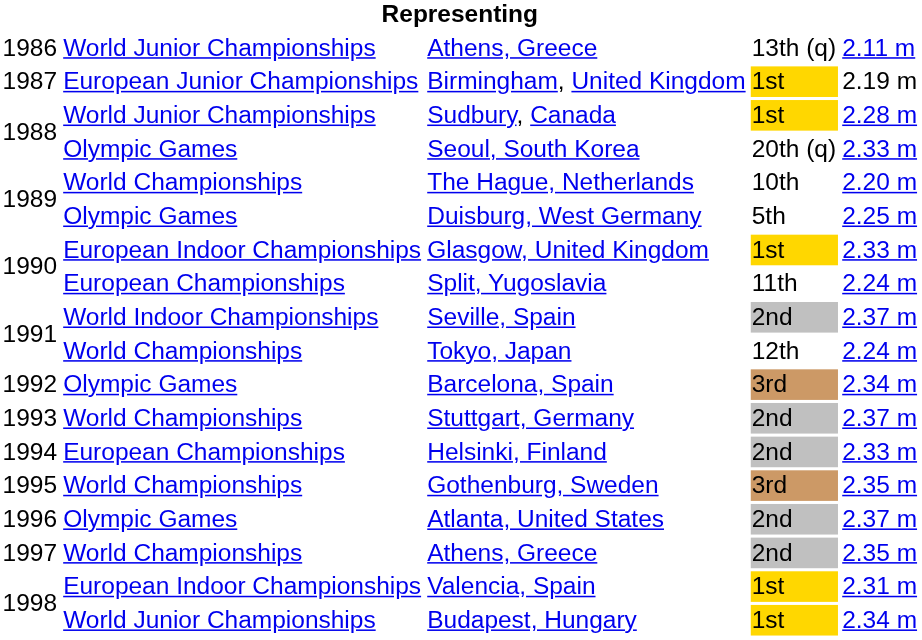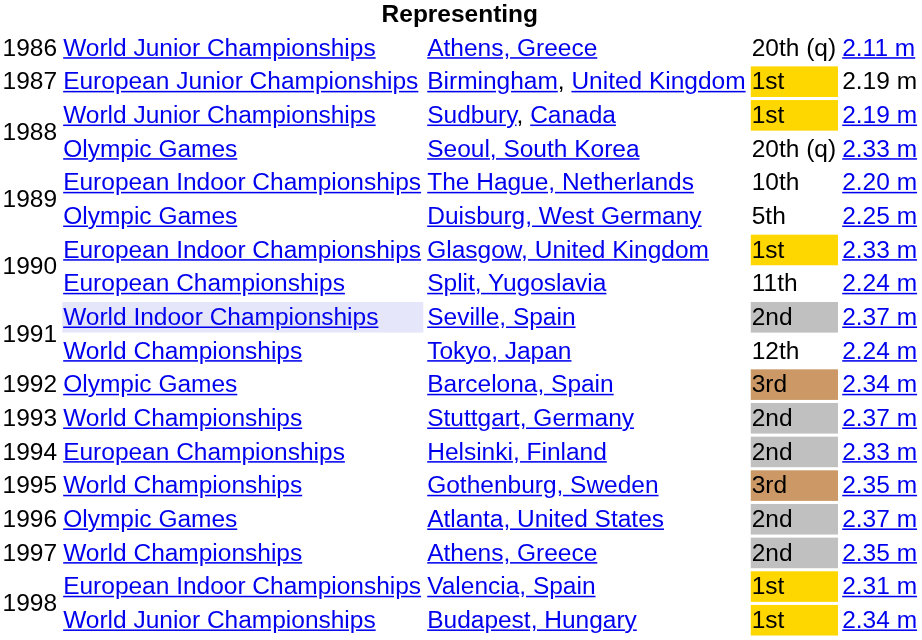(794, 47) 13th (q) -> (794, 47) 20th (q)
(880, 115) 2.28 m -> (880, 115) 2.19 m
(183, 182) World Championships -> (242, 182) European Indoor Championships
(221, 317) no background -> (221, 317) lavender background
